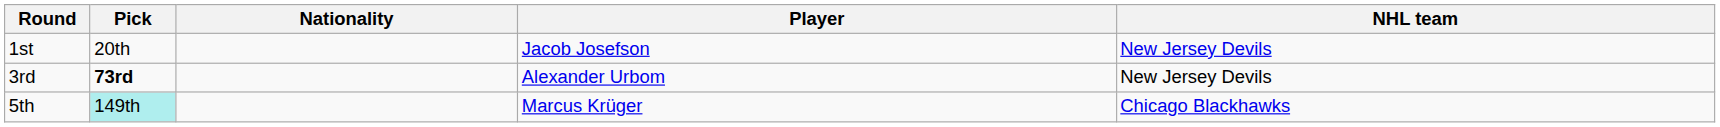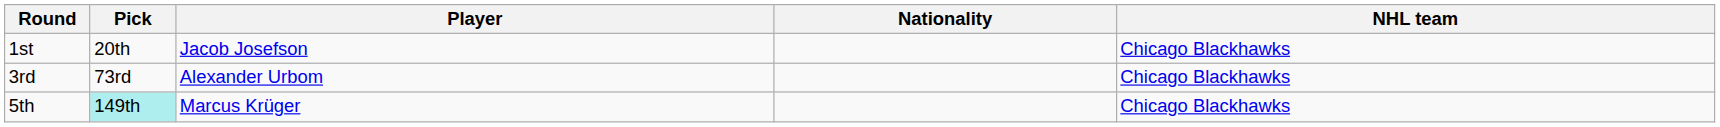columns swapped: (817, 19) <-> (347, 19)
(1196, 48) New Jersey Devils -> (1205, 48) Chicago Blackhawks
(114, 77) bold -> (113, 77) normal
(1196, 77) New Jersey Devils -> (1205, 77) Chicago Blackhawks
